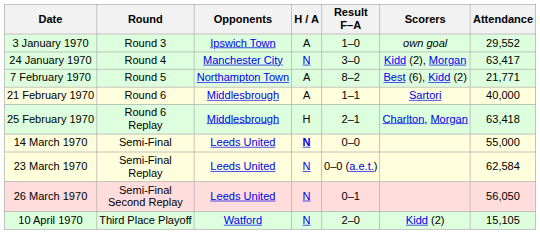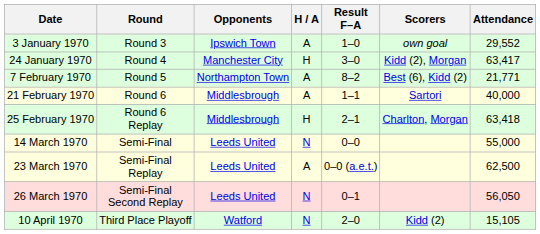(307, 60) N -> (307, 60) H
(307, 143) bold -> (307, 143) normal
(307, 166) N -> (307, 166) A
(503, 166) 62,584 -> (503, 166) 62,500
